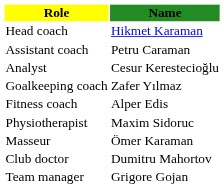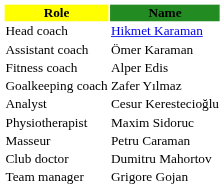(151, 49) Petru Caraman -> (152, 49) Ömer Karaman
rows swapped: (41, 104) <-> (26, 67)
(152, 140) Ömer Karaman -> (151, 140) Petru Caraman
